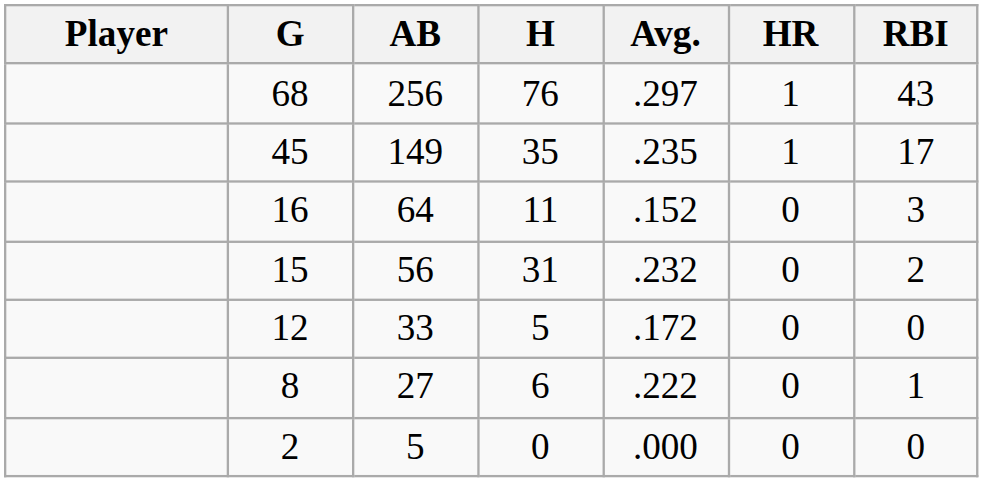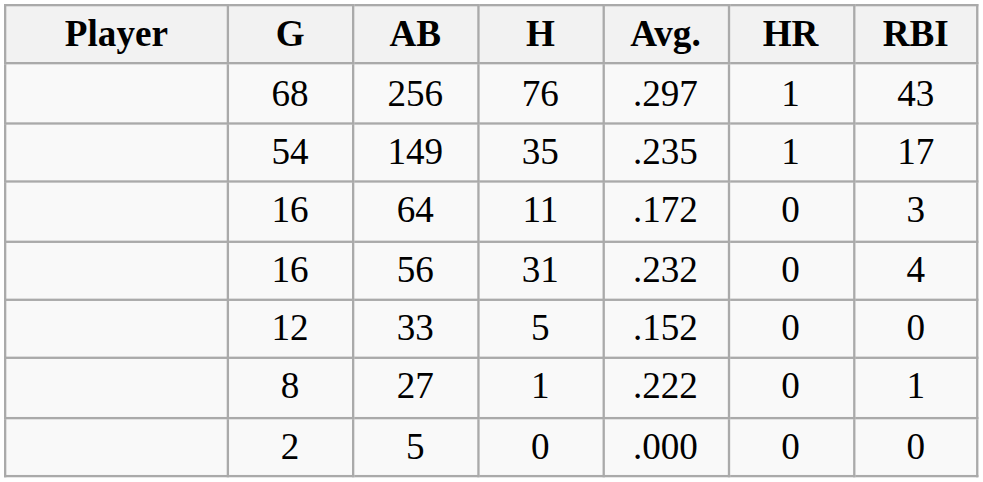(290, 151) 45 -> (290, 151) 54
(665, 210) .152 -> (665, 210) .172
(290, 269) 15 -> (290, 269) 16
(916, 269) 2 -> (916, 269) 4
(665, 328) .172 -> (665, 328) .152
(540, 387) 6 -> (540, 387) 1
